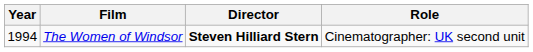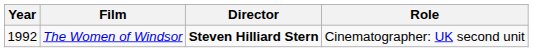(22, 36) 1994 -> (22, 36) 1992
